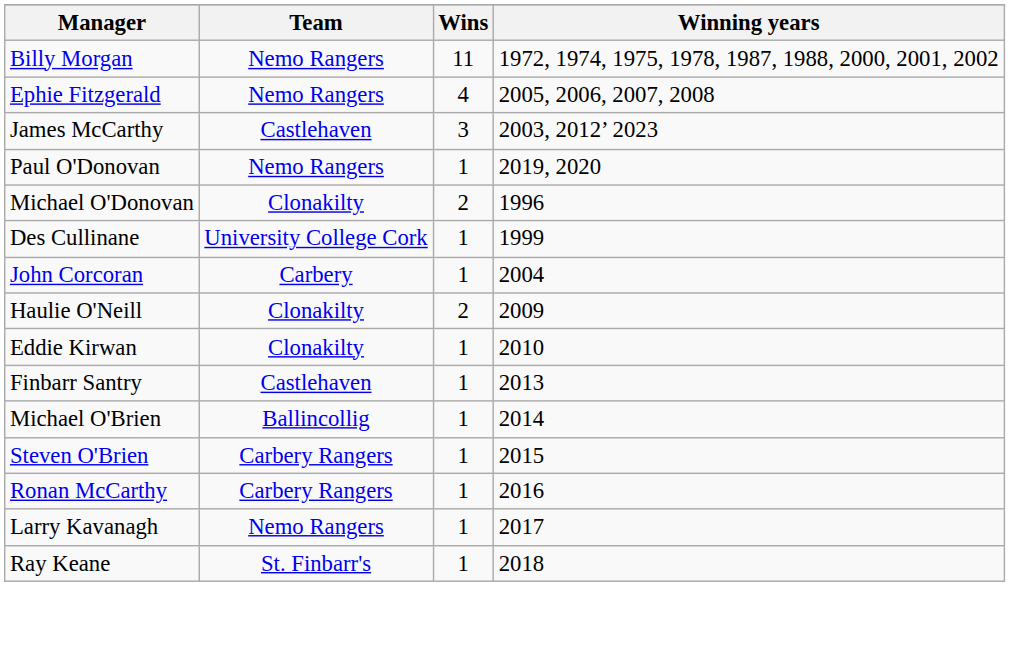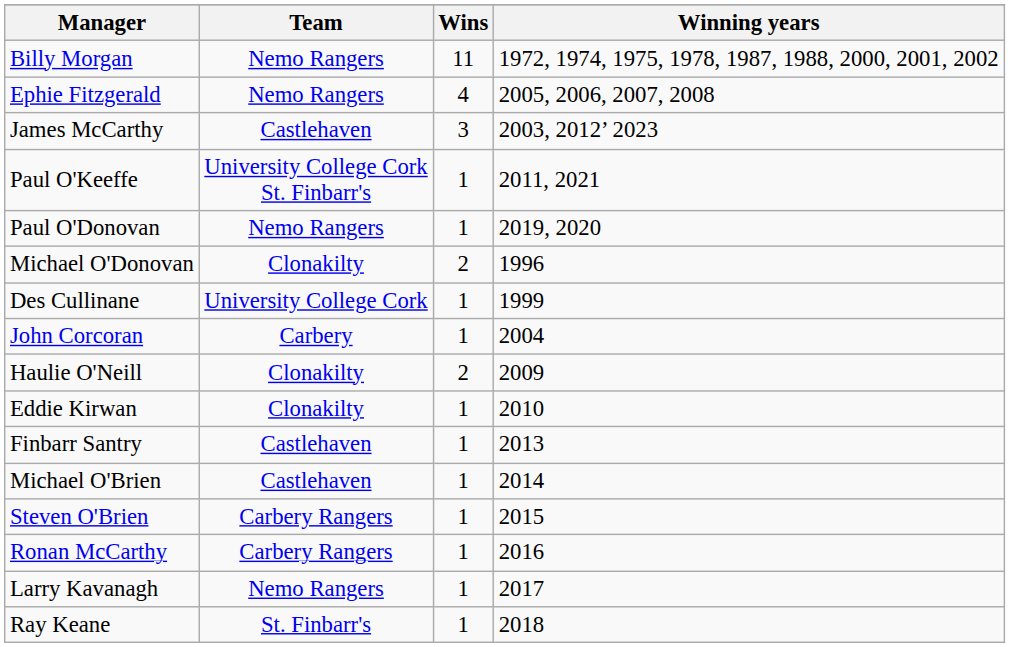+ row: (74, 179)
(316, 418) Ballincollig -> (316, 480) Castlehaven
